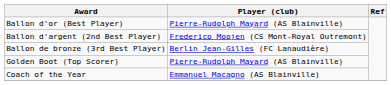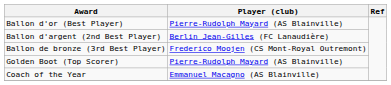(268, 36) Frederico Moojen (CS Mont-Royal Outremont) -> (249, 36) Berlin Jean-Gilles (FC Lanaudière)
(249, 49) Berlin Jean-Gilles (FC Lanaudière) -> (268, 49) Frederico Moojen (CS Mont-Royal Outremont)
